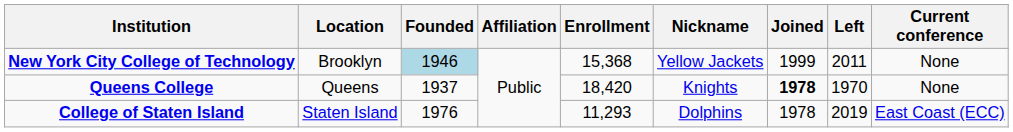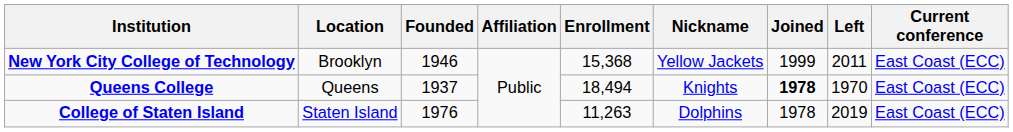(440, 61) lightblue background -> (440, 61) no background
(940, 61) None -> (940, 61) East Coast (ECC)
(607, 87) 18,420 -> (607, 87) 18,494
(940, 87) None -> (940, 87) East Coast (ECC)
(607, 113) 11,293 -> (607, 113) 11,263
